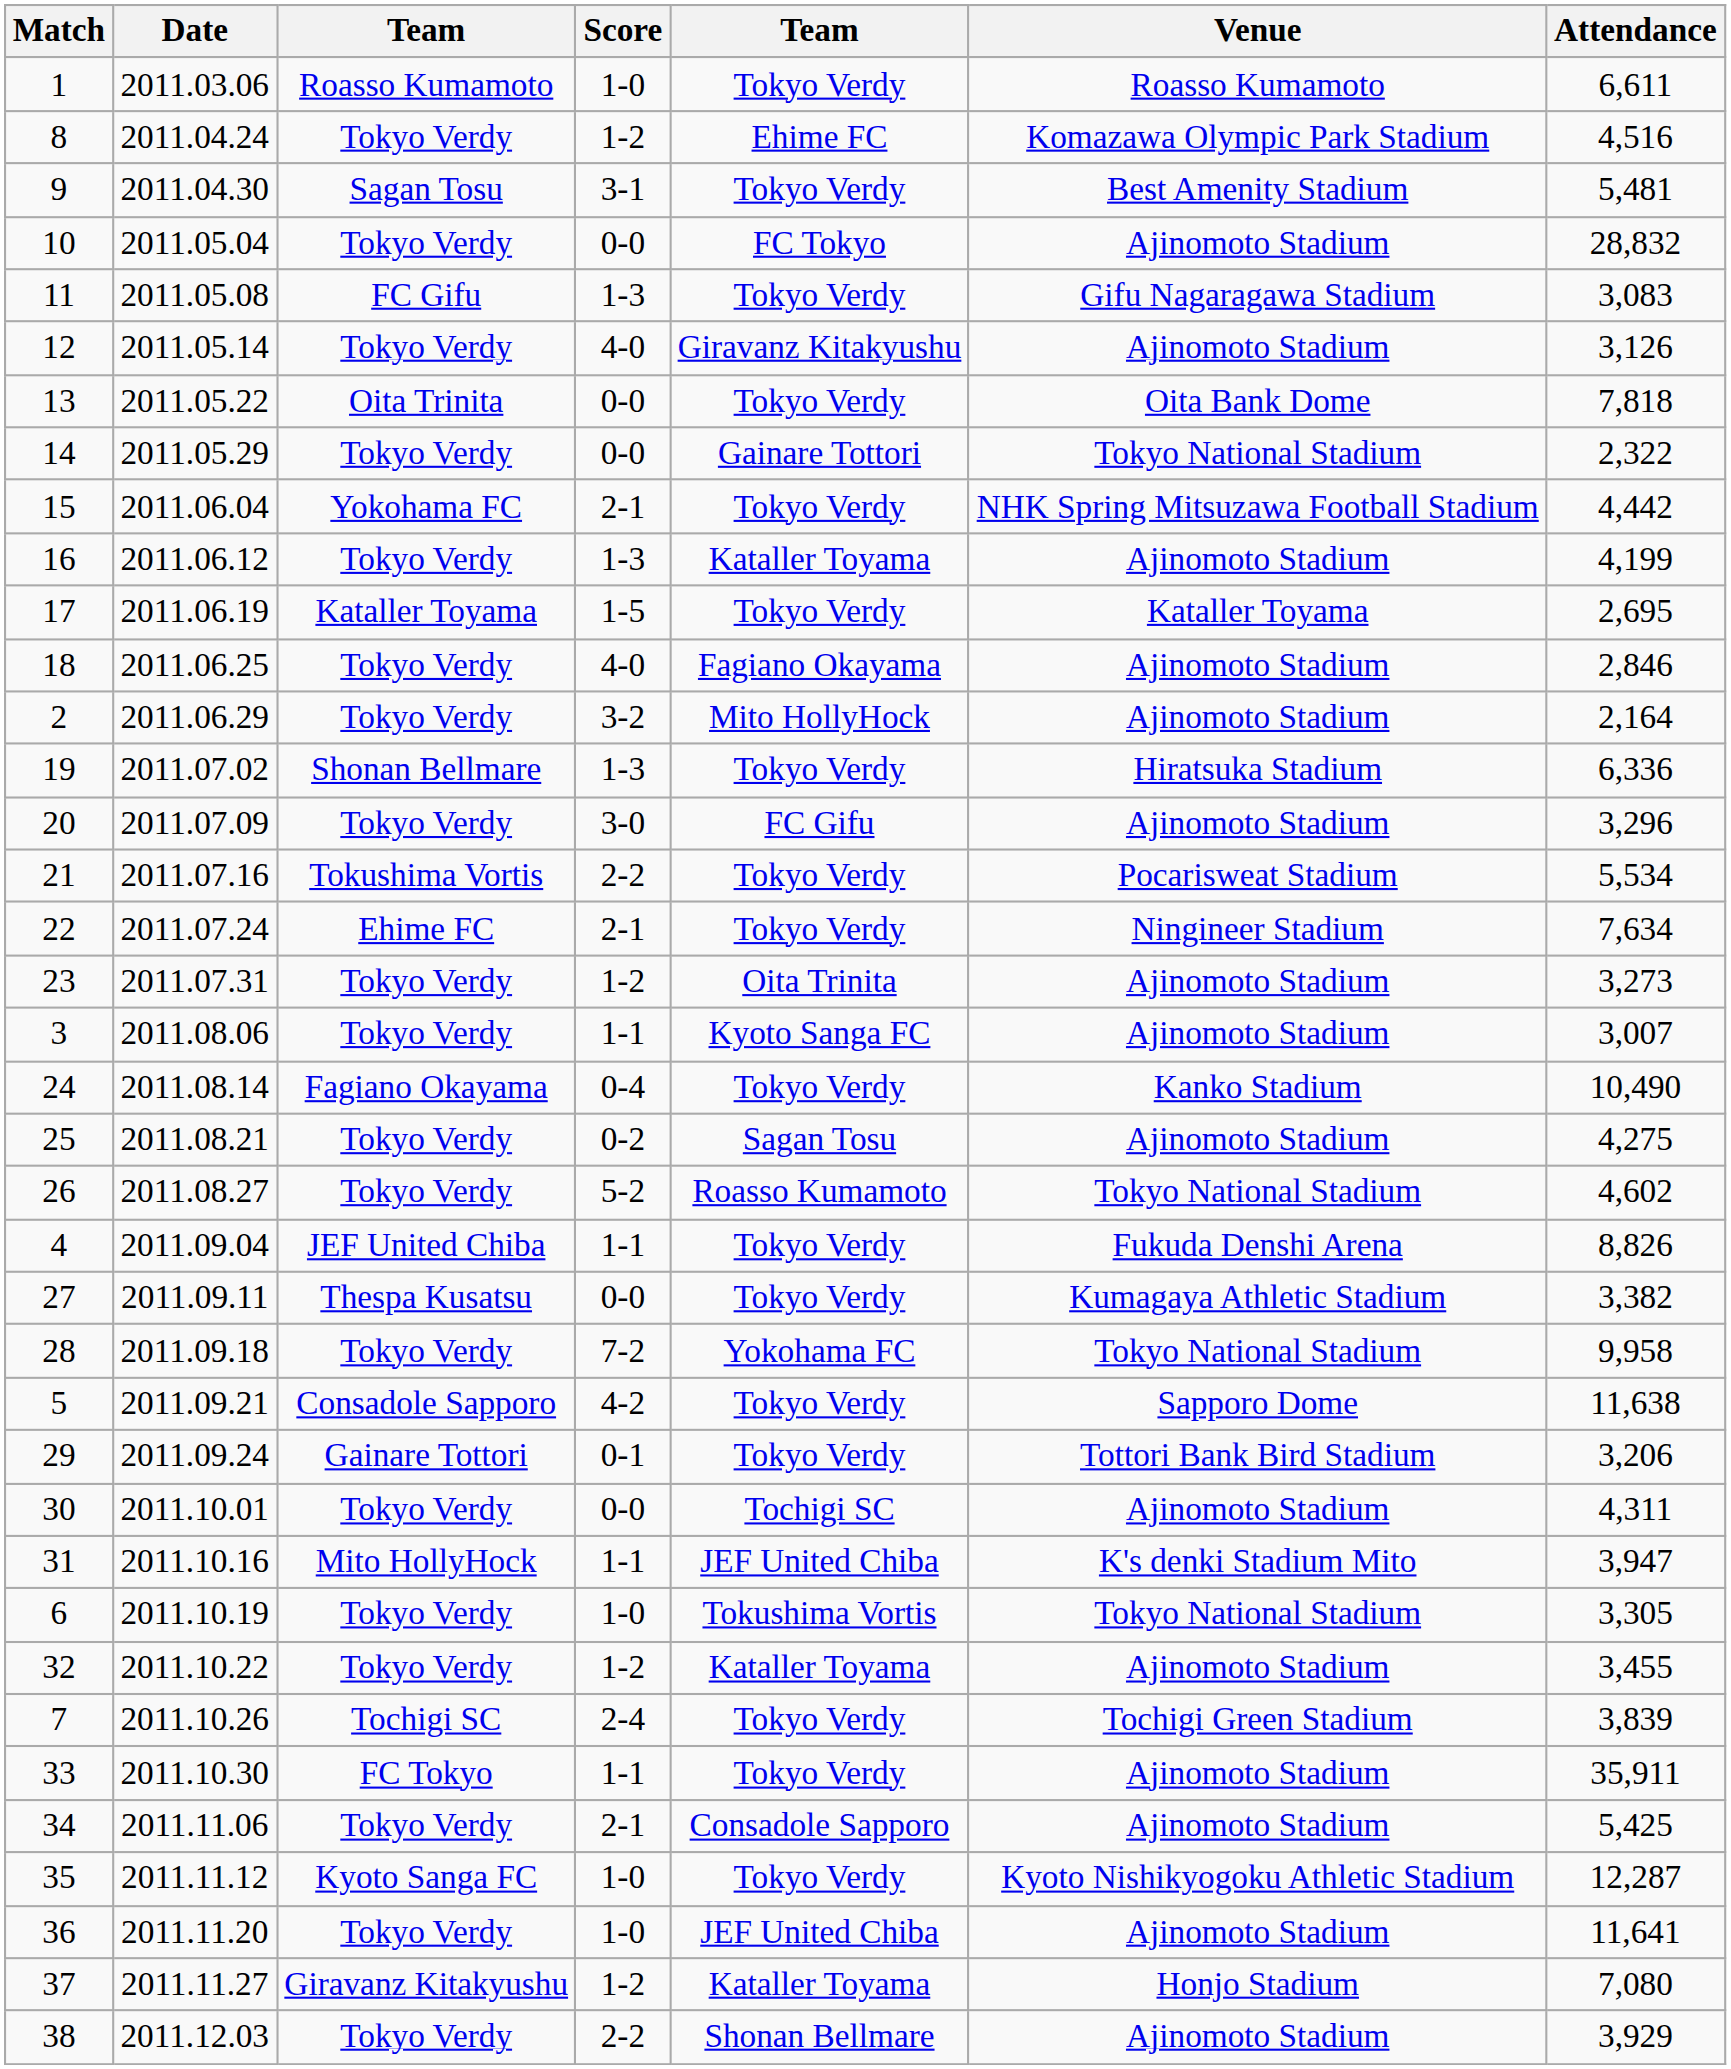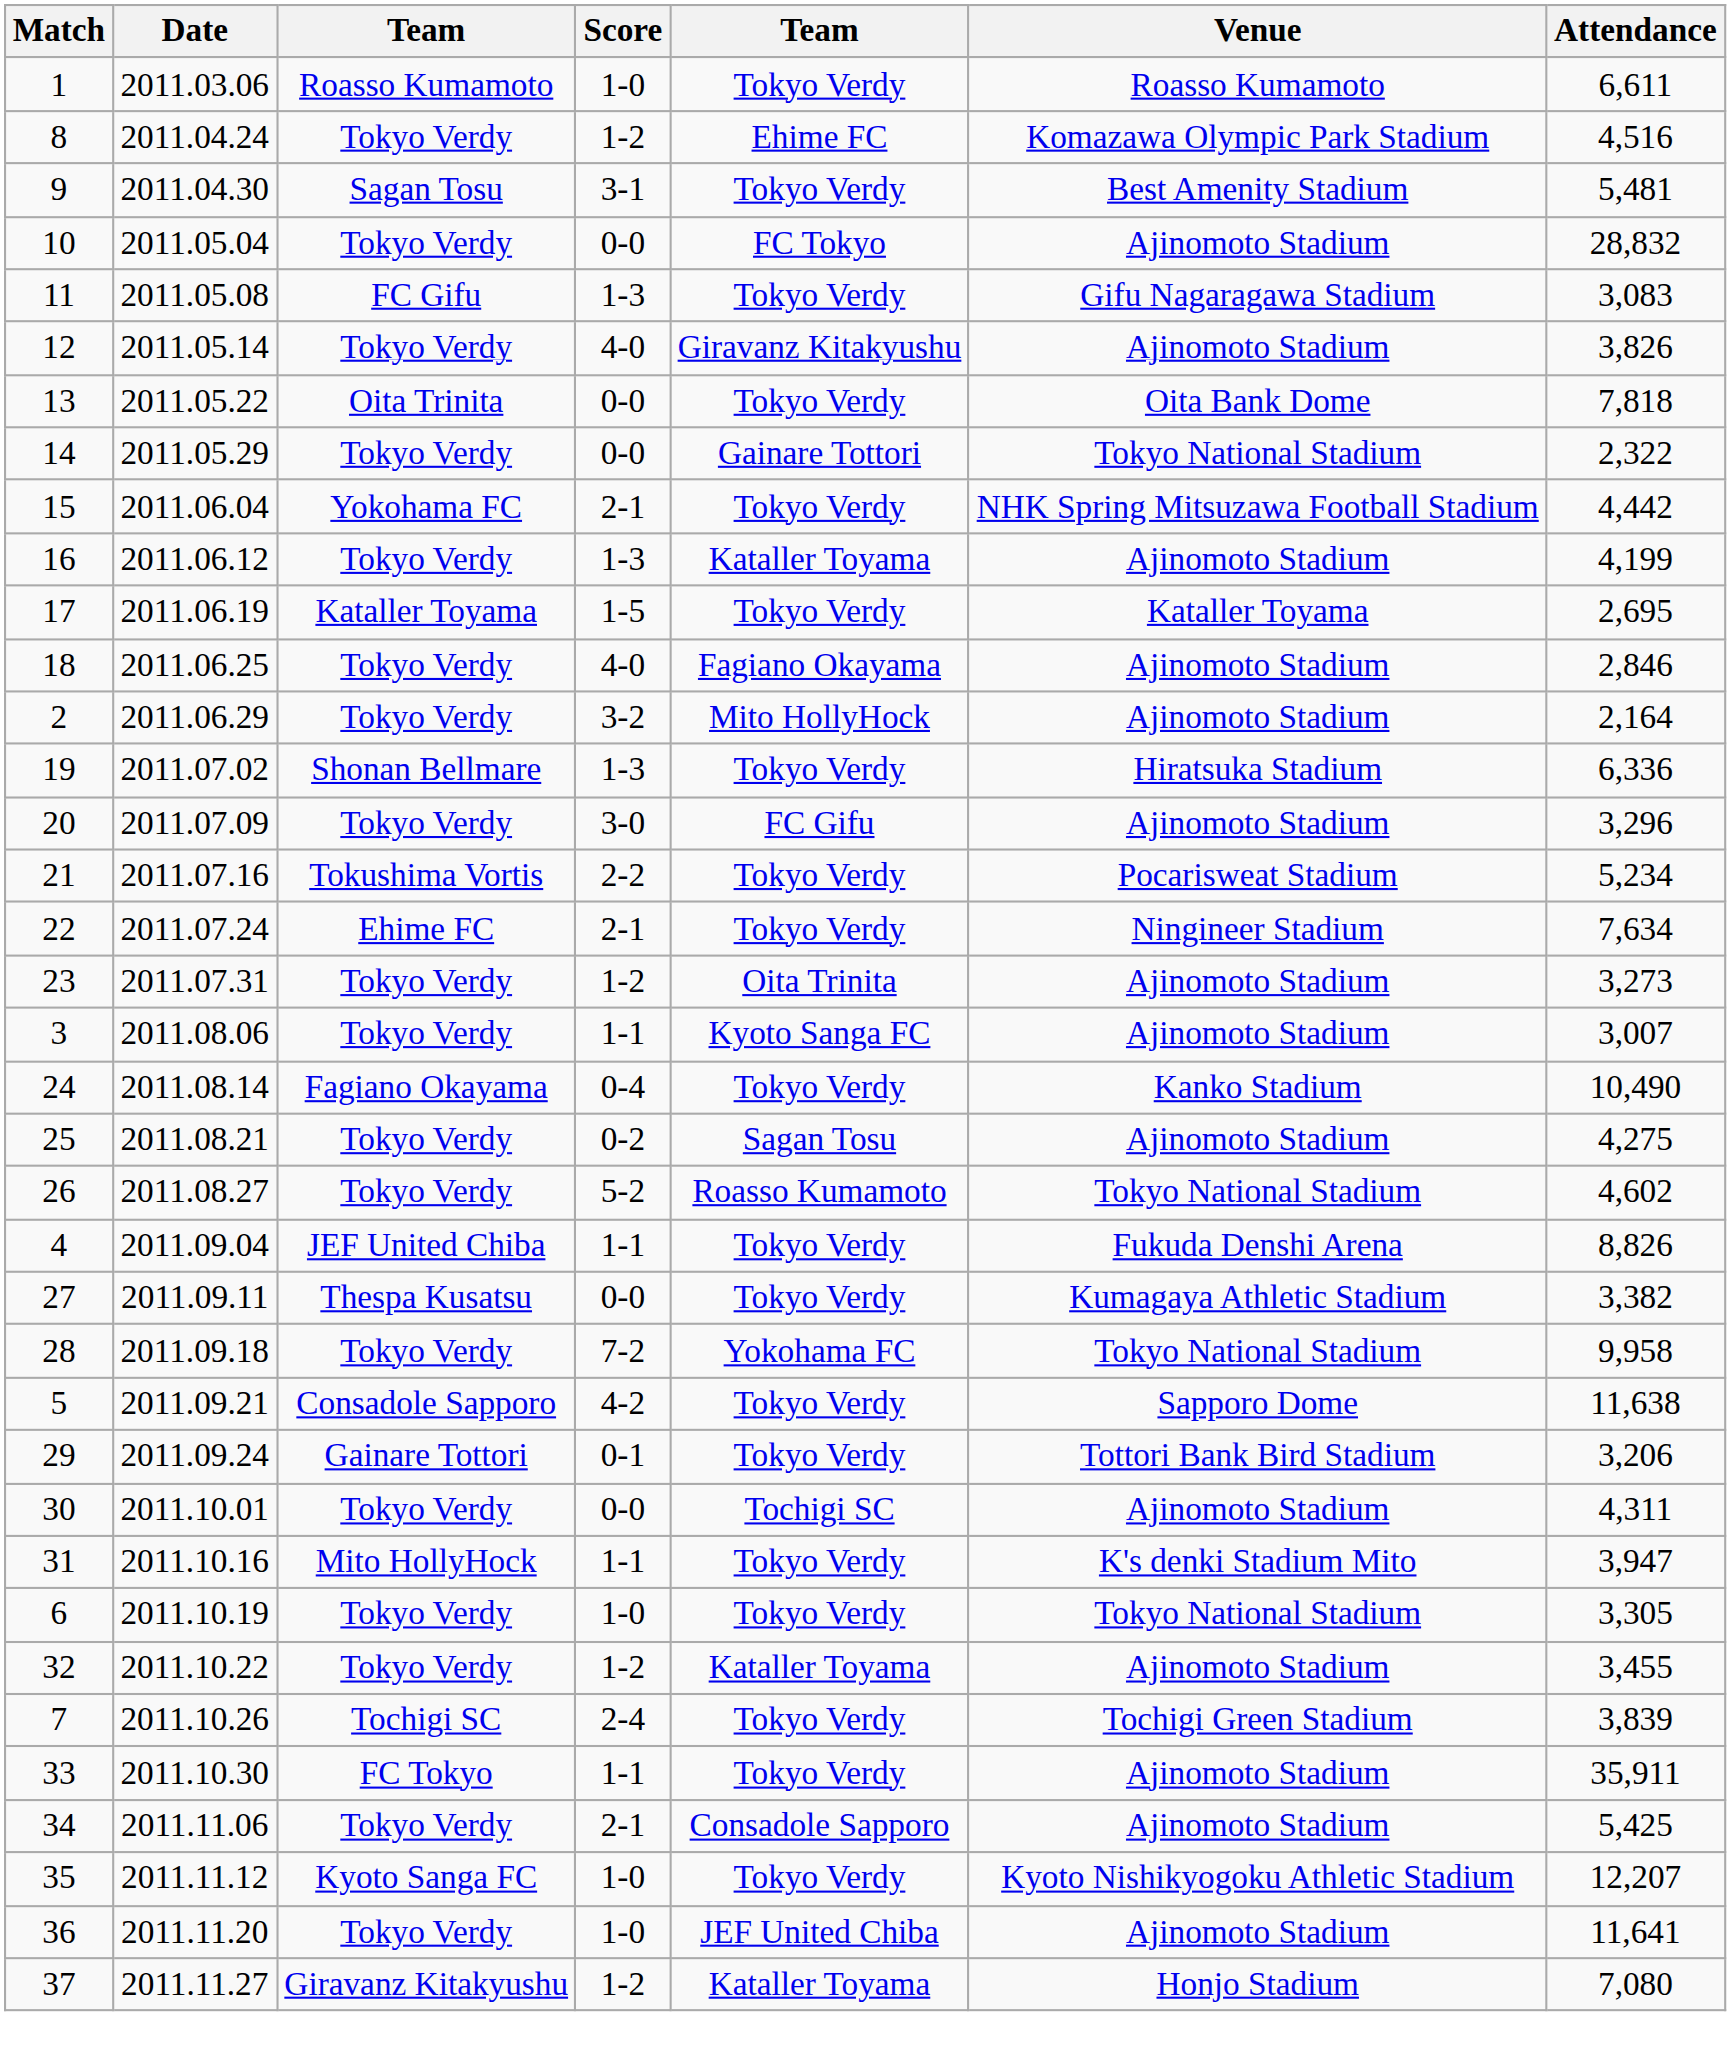(1635, 347) 3,126 -> (1635, 347) 3,826
(1635, 875) 5,534 -> (1635, 875) 5,234
(819, 1561) JEF United Chiba -> (819, 1561) Tokyo Verdy
(819, 1614) Tokushima Vortis -> (819, 1614) Tokyo Verdy
(1635, 1878) 12,287 -> (1635, 1878) 12,207
- row: (59, 2036)
